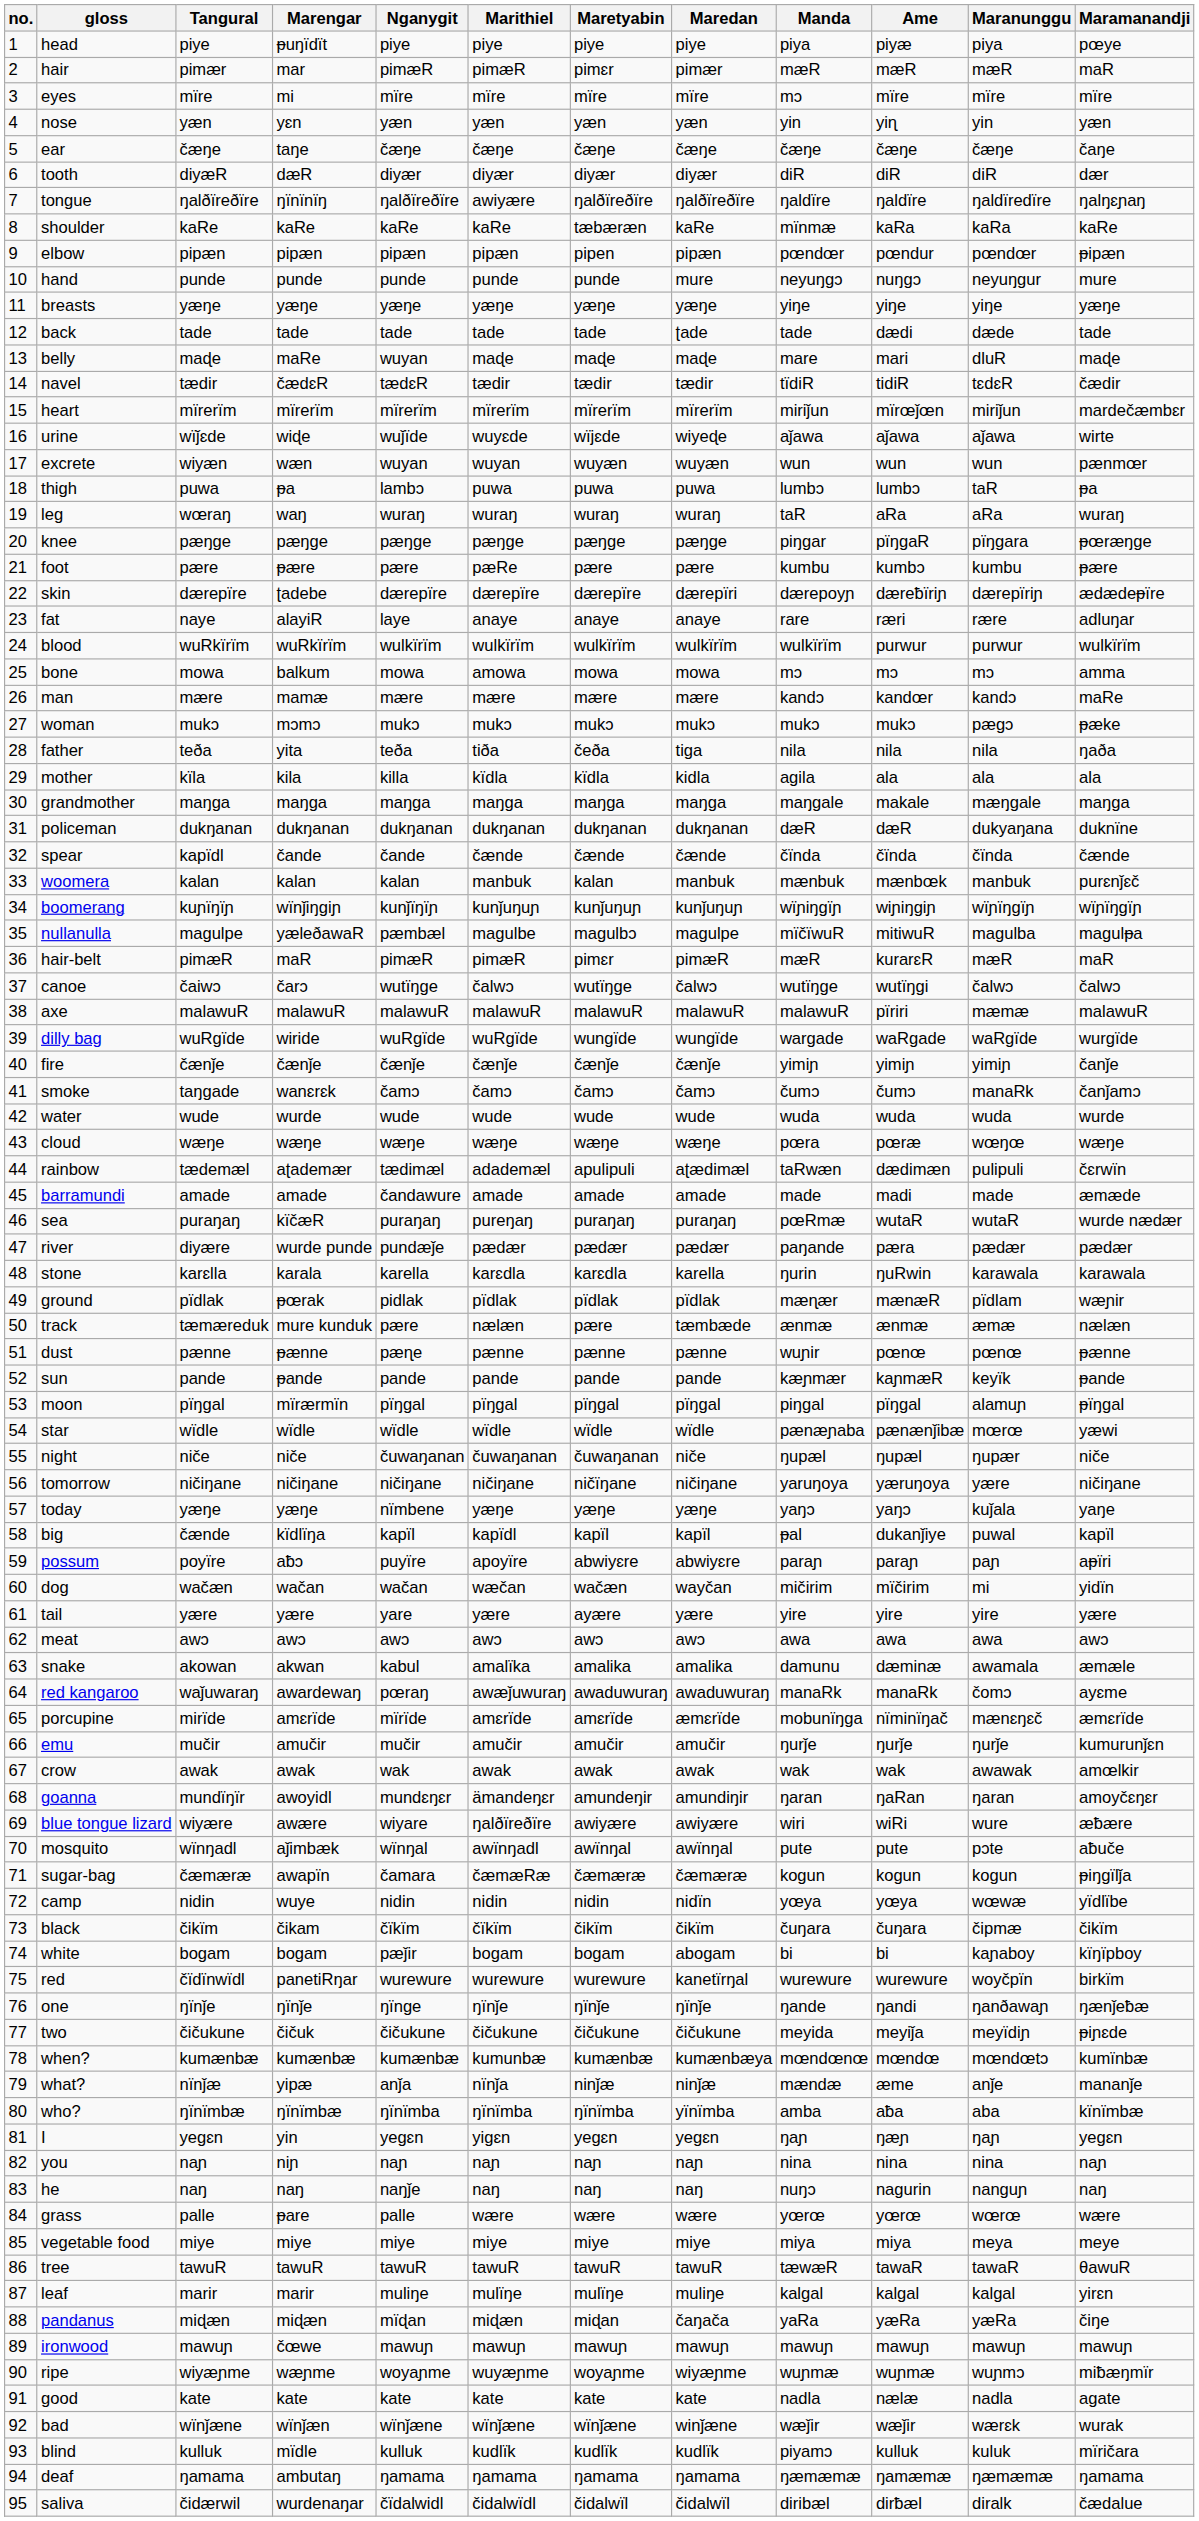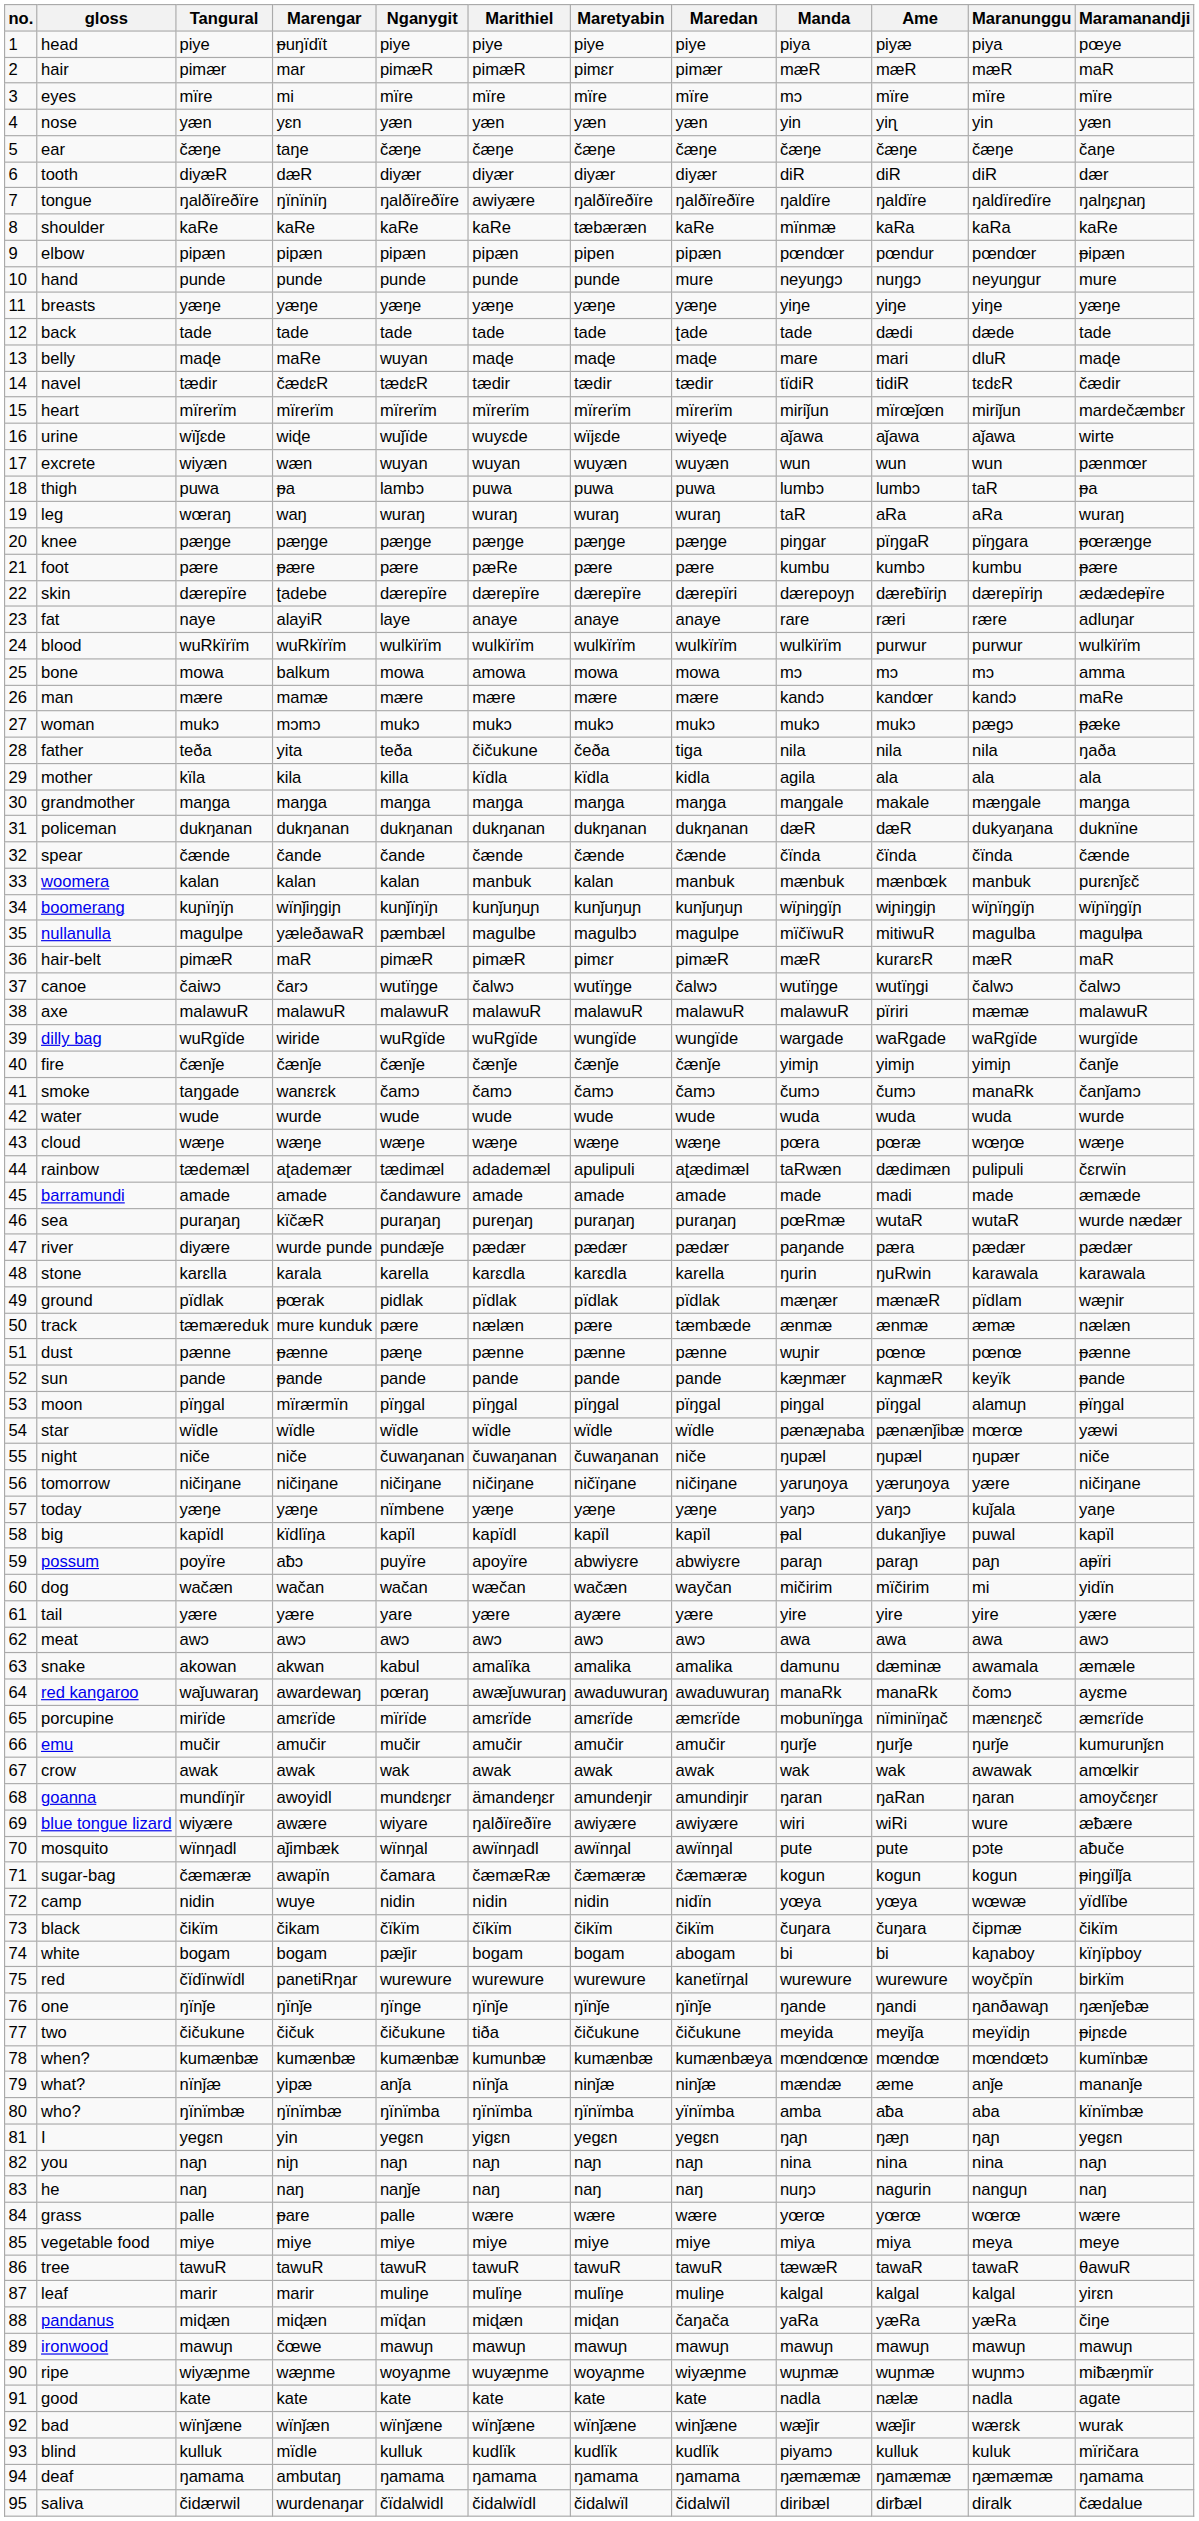(486, 751) tiða -> (505, 751) čičukune
(202, 855) kapïdl -> (205, 855) čænde
(205, 1535) čænde -> (202, 1535) kapïdl
(505, 2033) čičukune -> (486, 2033) tiða
